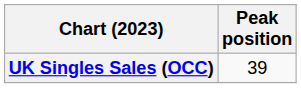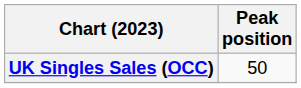(257, 67) 39 -> (257, 67) 50
